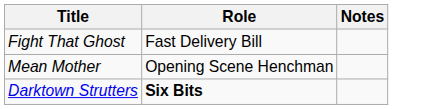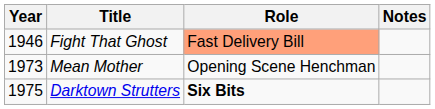+ column: (26, 16)
(204, 41) no background -> (246, 41) lightsalmon background
